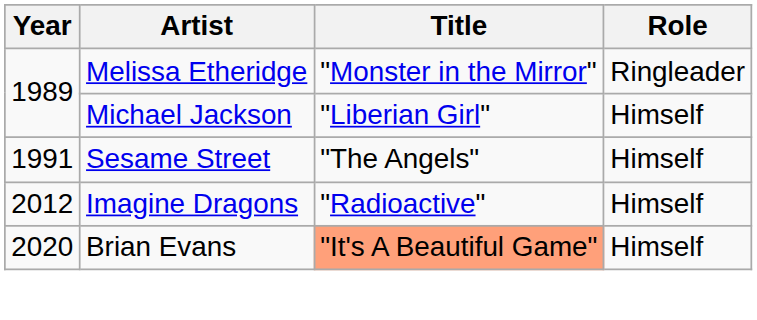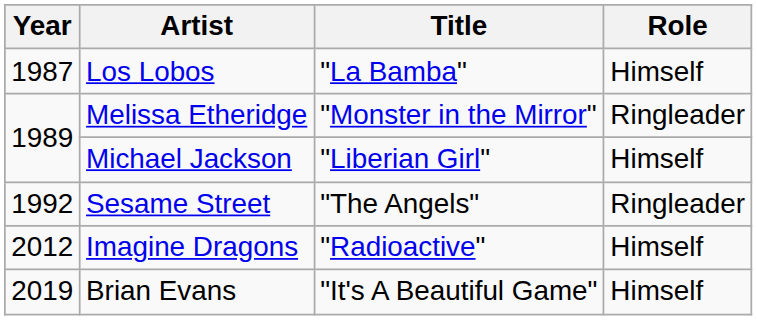+ row: (150, 70)
(42, 159) 1991 -> (42, 203) 1992
(657, 159) Himself -> (678, 203) Ringleader
(42, 247) 2020 -> (42, 291) 2019
(459, 247) lightsalmon background -> (459, 291) no background
